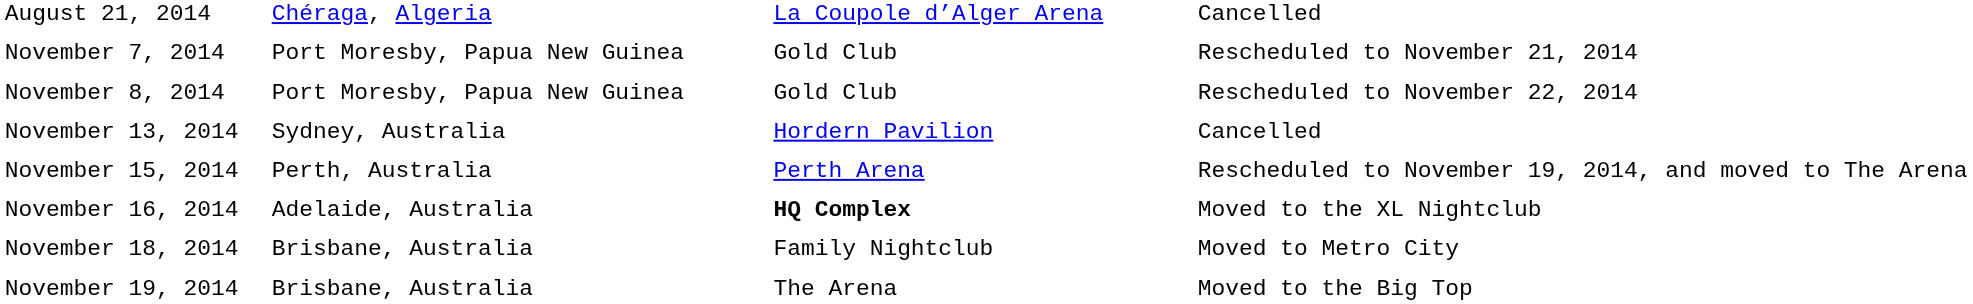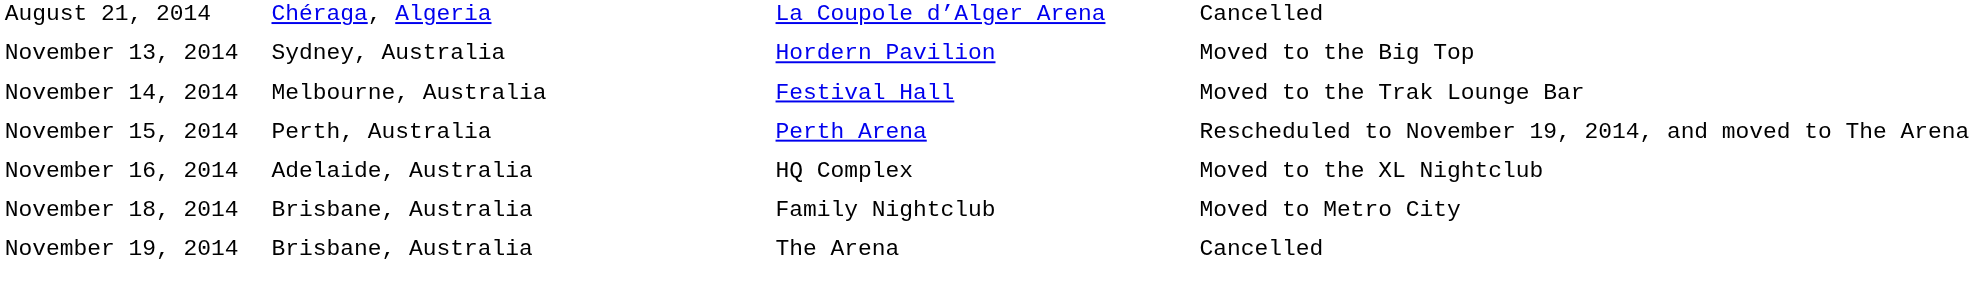- row: (115, 53)
- row: (115, 93)
(1260, 132) Cancelled -> (1337, 53) Moved to the Big Top
+ row: (122, 93)
(842, 210) bold -> (844, 171) normal
(1335, 289) Moved to the Big Top -> (1261, 249) Cancelled
